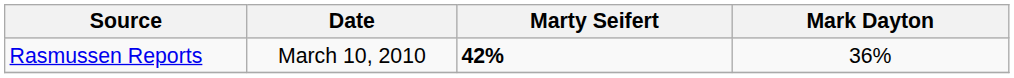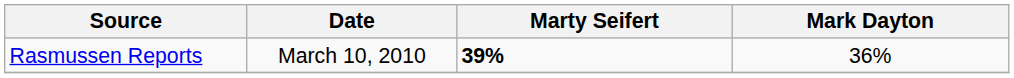(483, 55) 42% -> (483, 55) 39%
